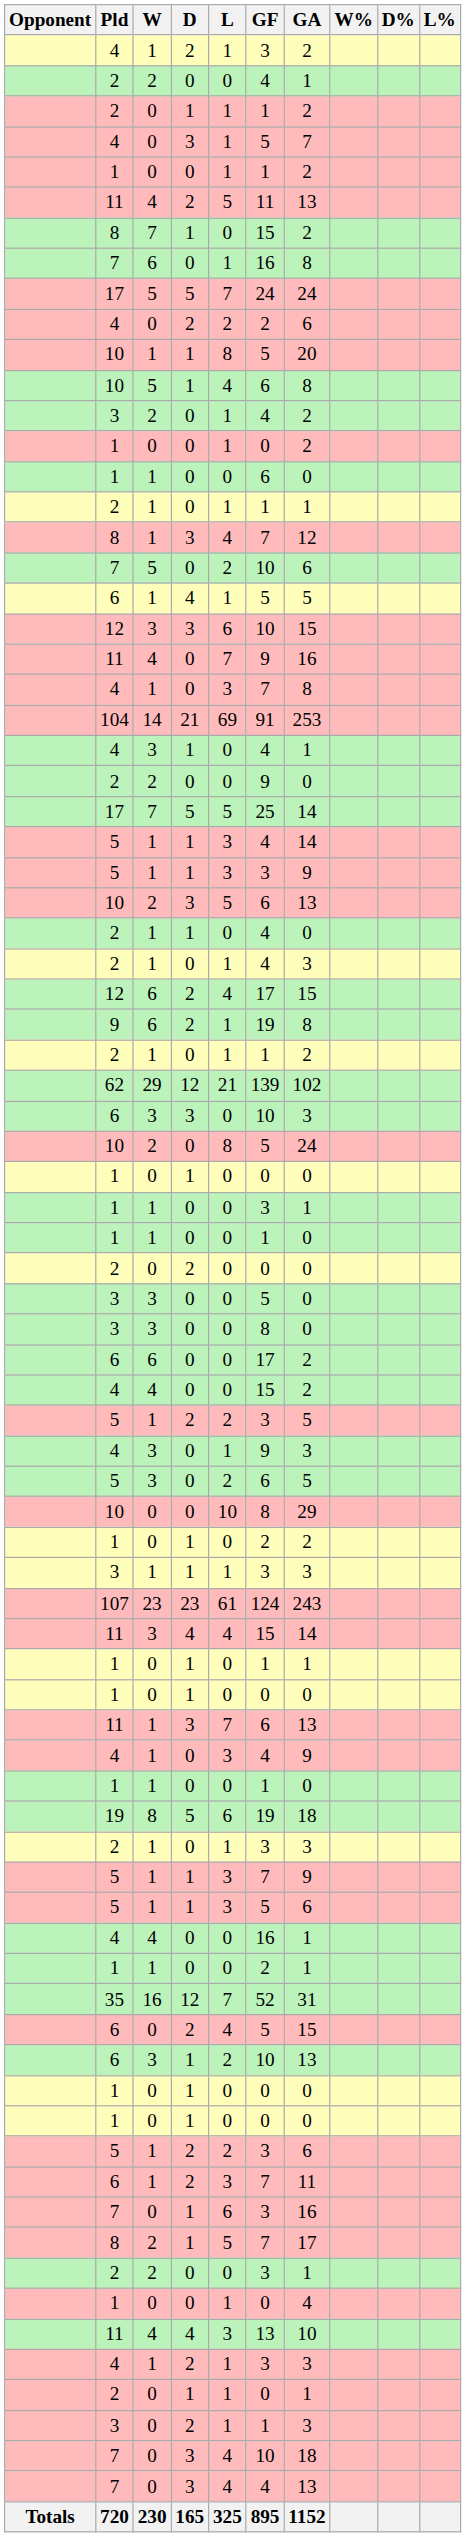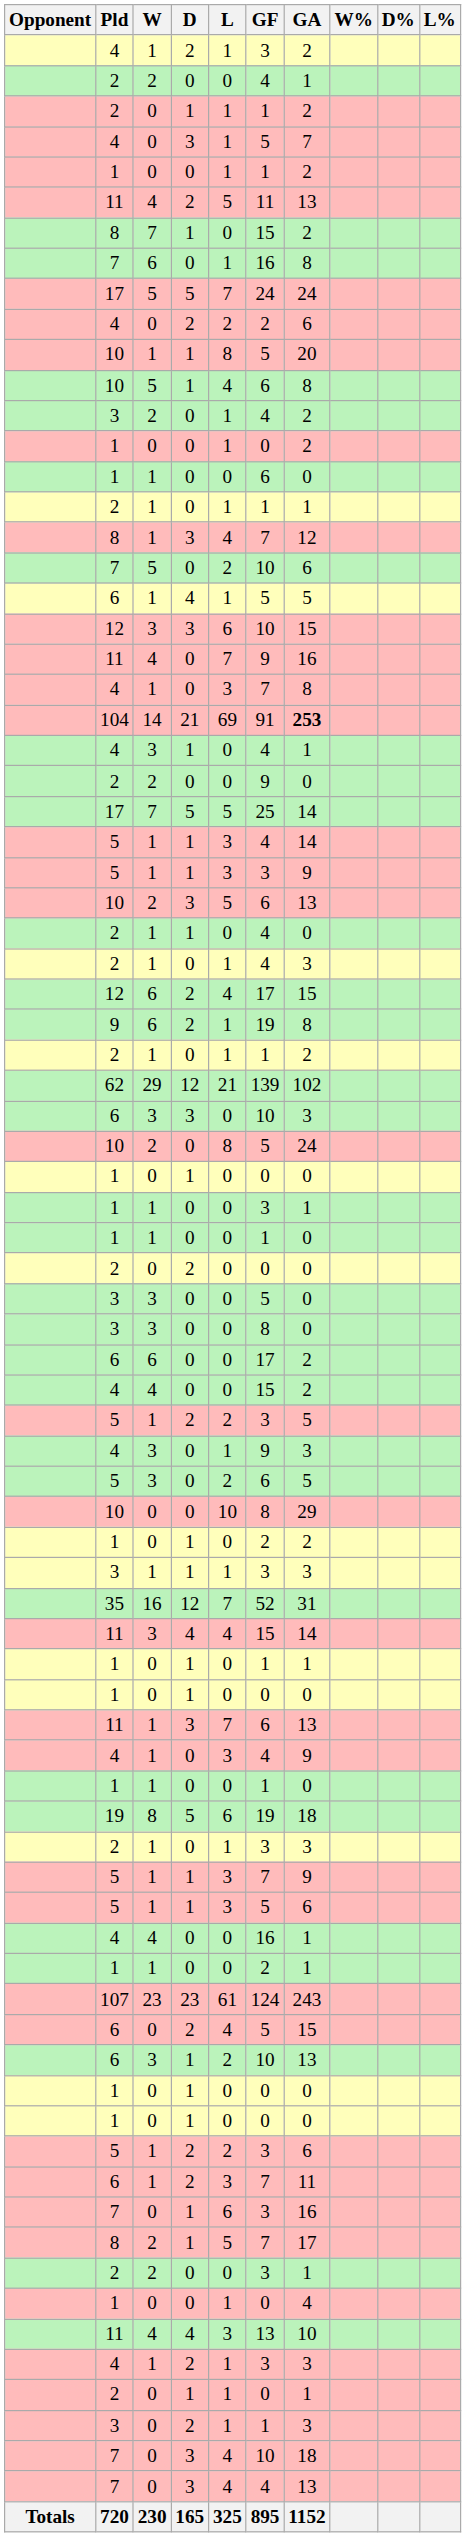(307, 720) normal -> (307, 720) bold
rows swapped: (114, 1998) <-> (114, 1603)
